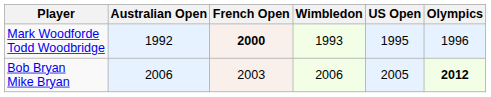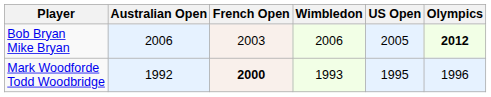rows swapped: (56, 41) <-> (38, 75)
